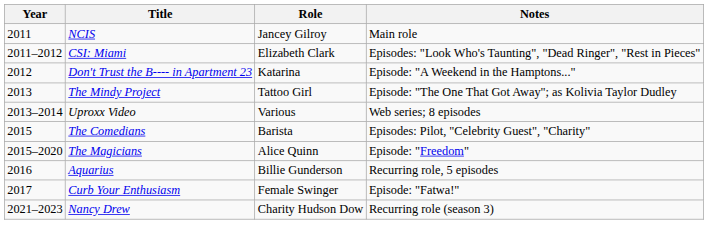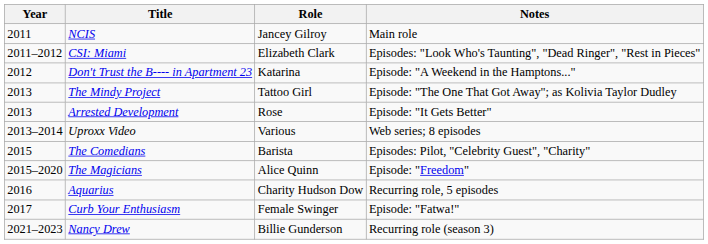+ row: (123, 111)
(300, 170) Billie Gunderson -> (311, 190) Charity Hudson Dow
(311, 209) Charity Hudson Dow -> (300, 229) Billie Gunderson
